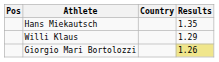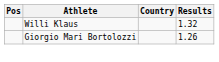- row: (61, 24)
(188, 37) 1.29 -> (188, 24) 1.32
(188, 50) khaki background -> (188, 37) no background
